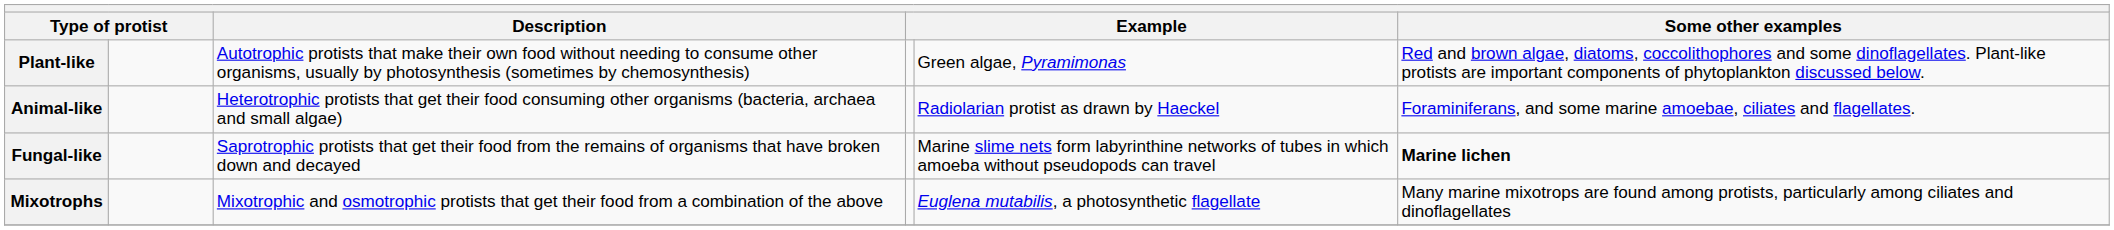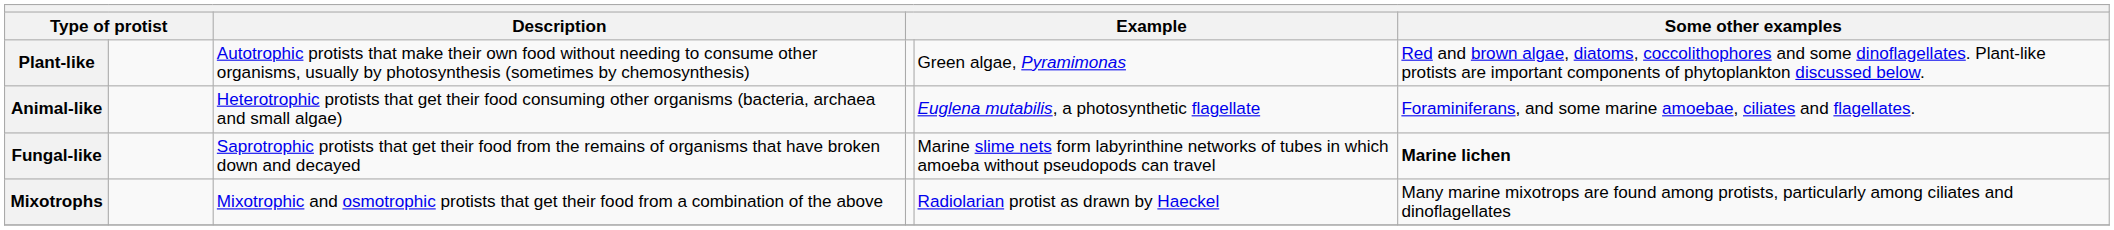(1068, 109) Radiolarian protist as drawn by Haeckel -> (1089, 109) Euglena mutabilis, a photosynthetic flagellate
(1089, 201) Euglena mutabilis, a photosynthetic flagellate -> (1068, 201) Radiolarian protist as drawn by Haeckel
